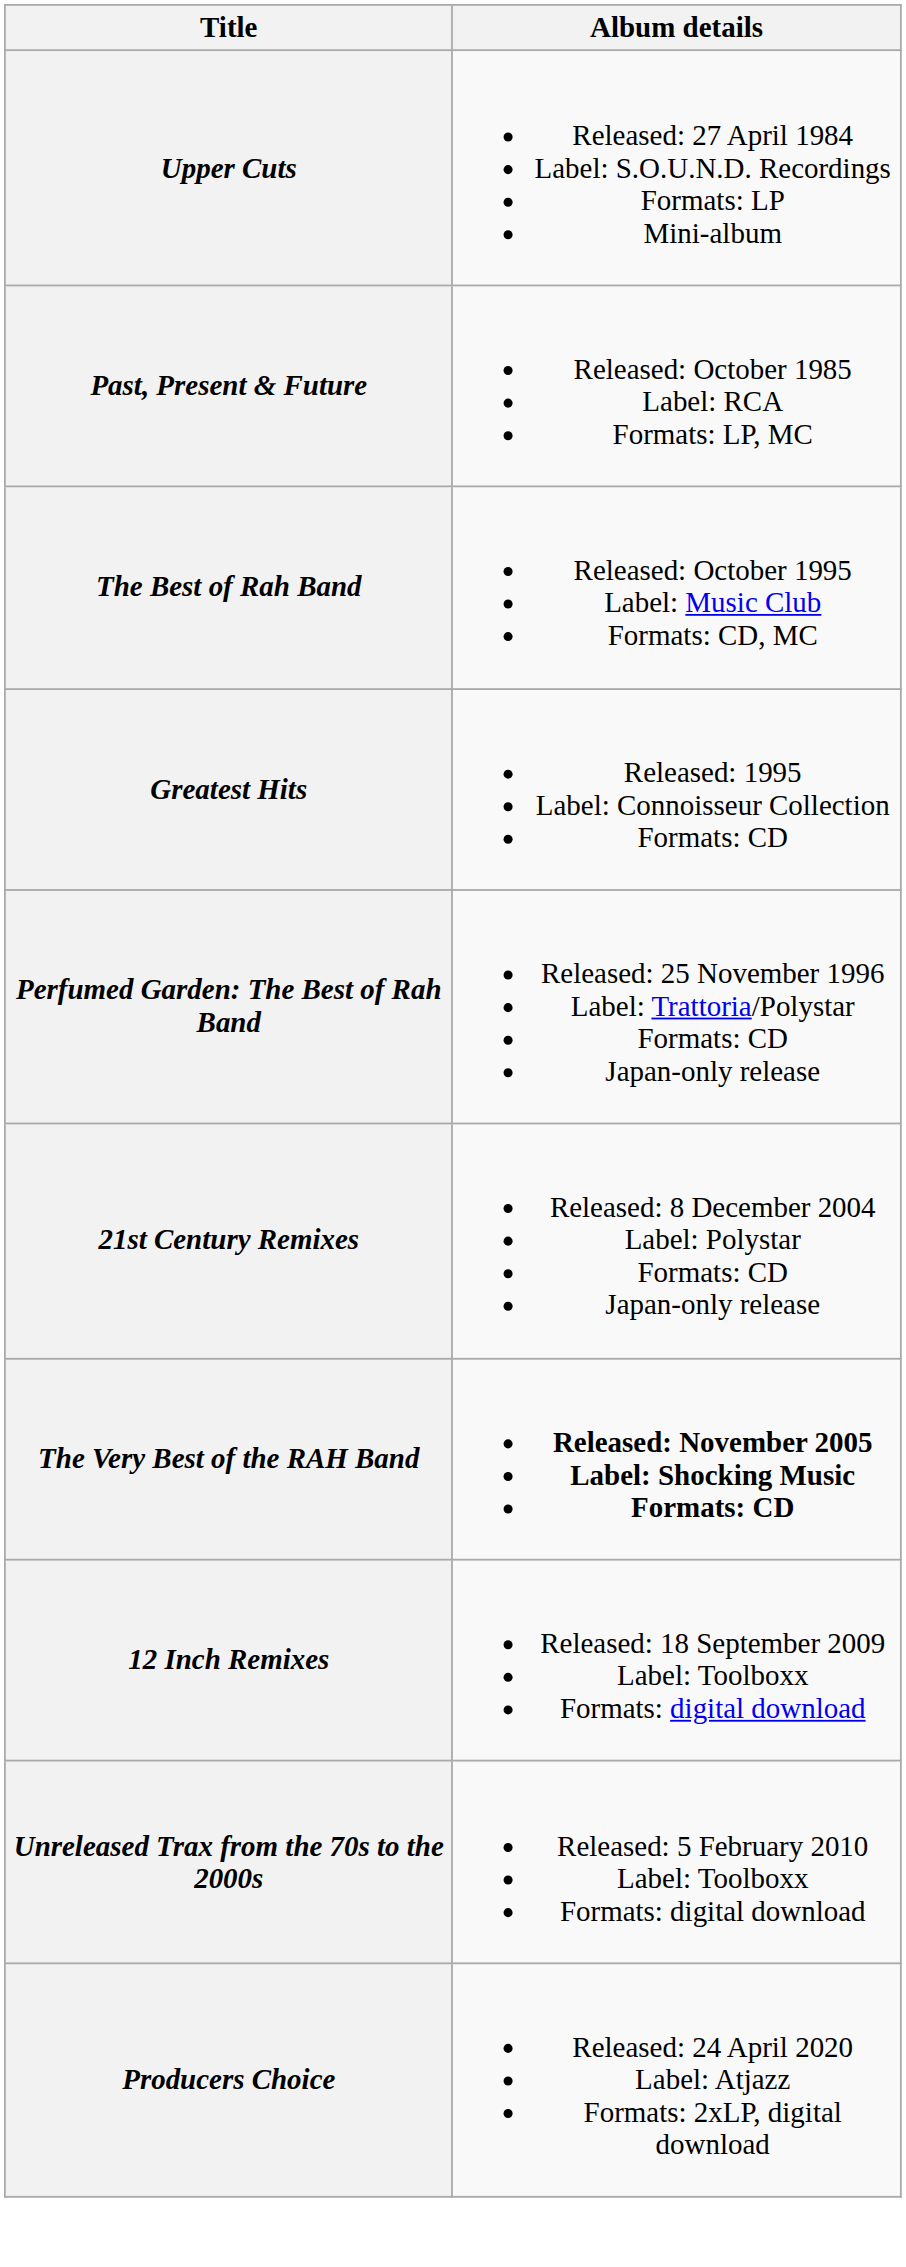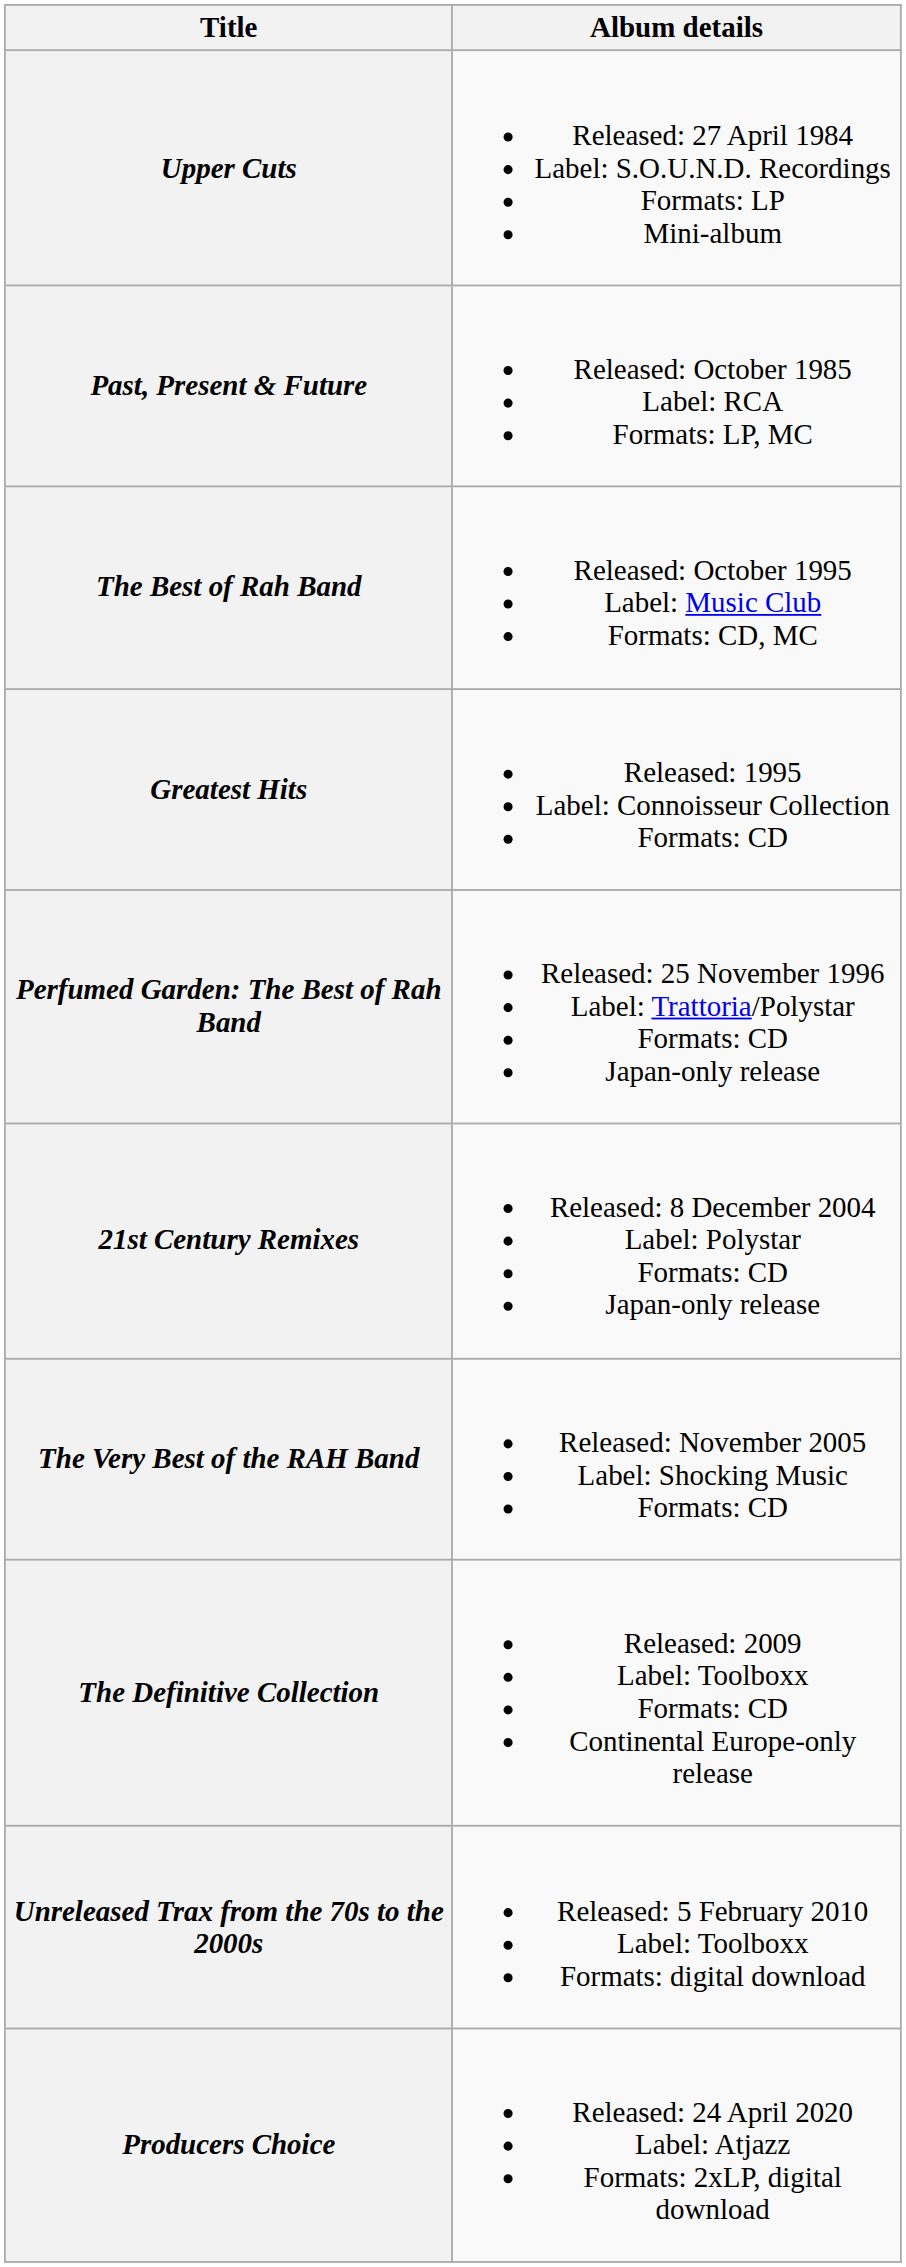(677, 1475) bold -> (677, 1475) normal
+ row: (229, 1692)
- row: (229, 1660)
